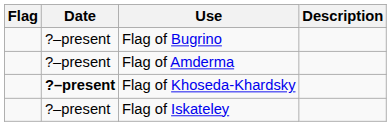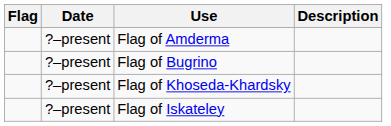rows swapped: (178, 62) <-> (172, 39)
(80, 86) bold -> (78, 86) normal
